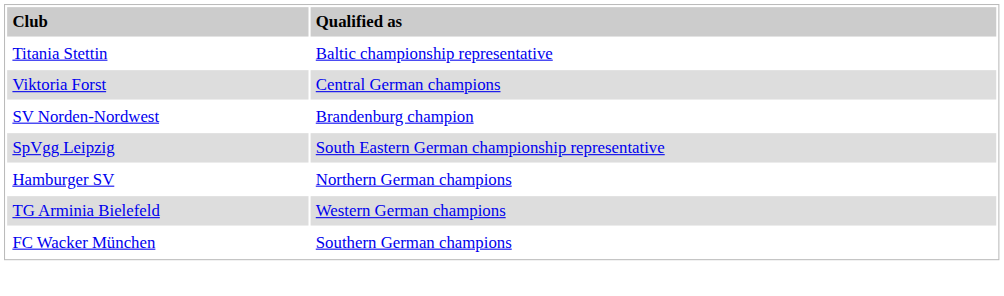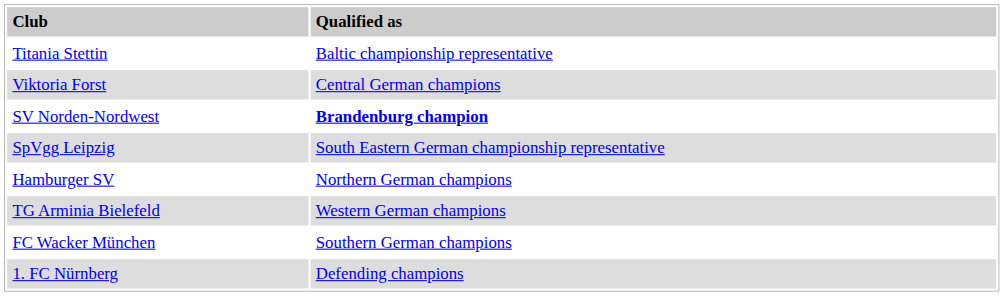(395, 116) normal -> (402, 116) bold
+ row: (65, 273)
